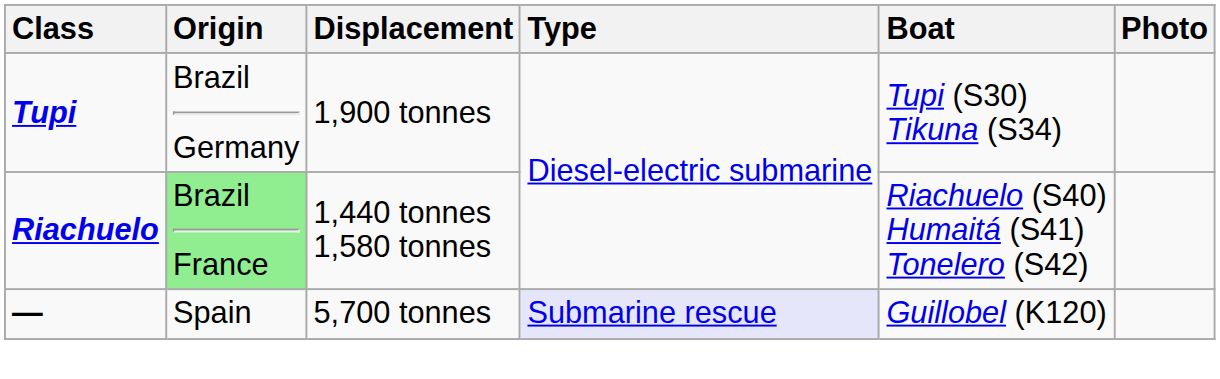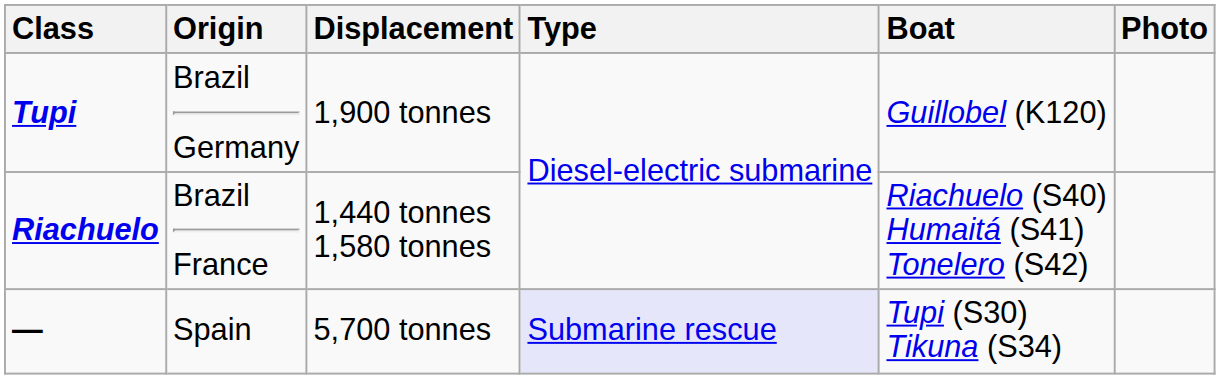(974, 112) Tupi (S30) Tikuna (S34) -> (997, 112) Guillobel (K120)
(236, 229) lightgreen background -> (236, 229) no background
(997, 313) Guillobel (K120) -> (974, 330) Tupi (S30) Tikuna (S34)
